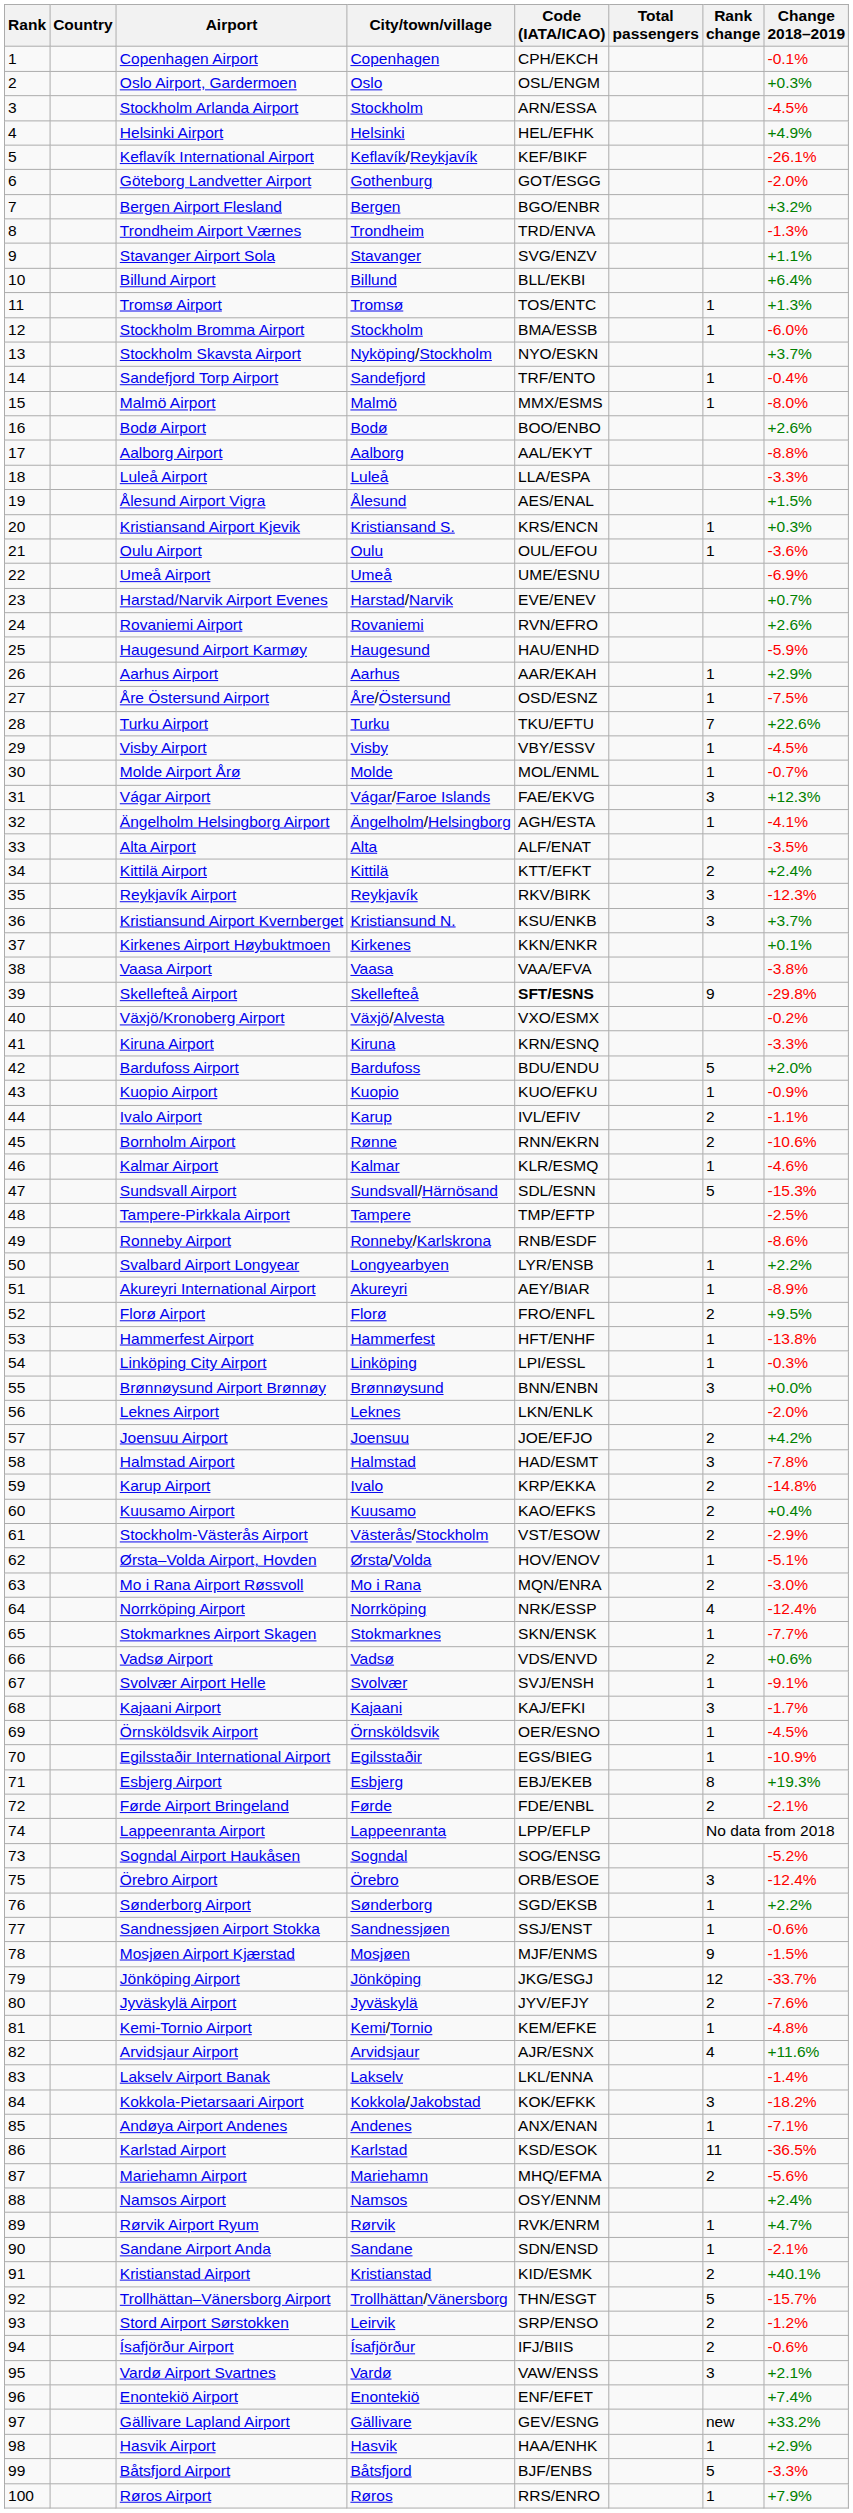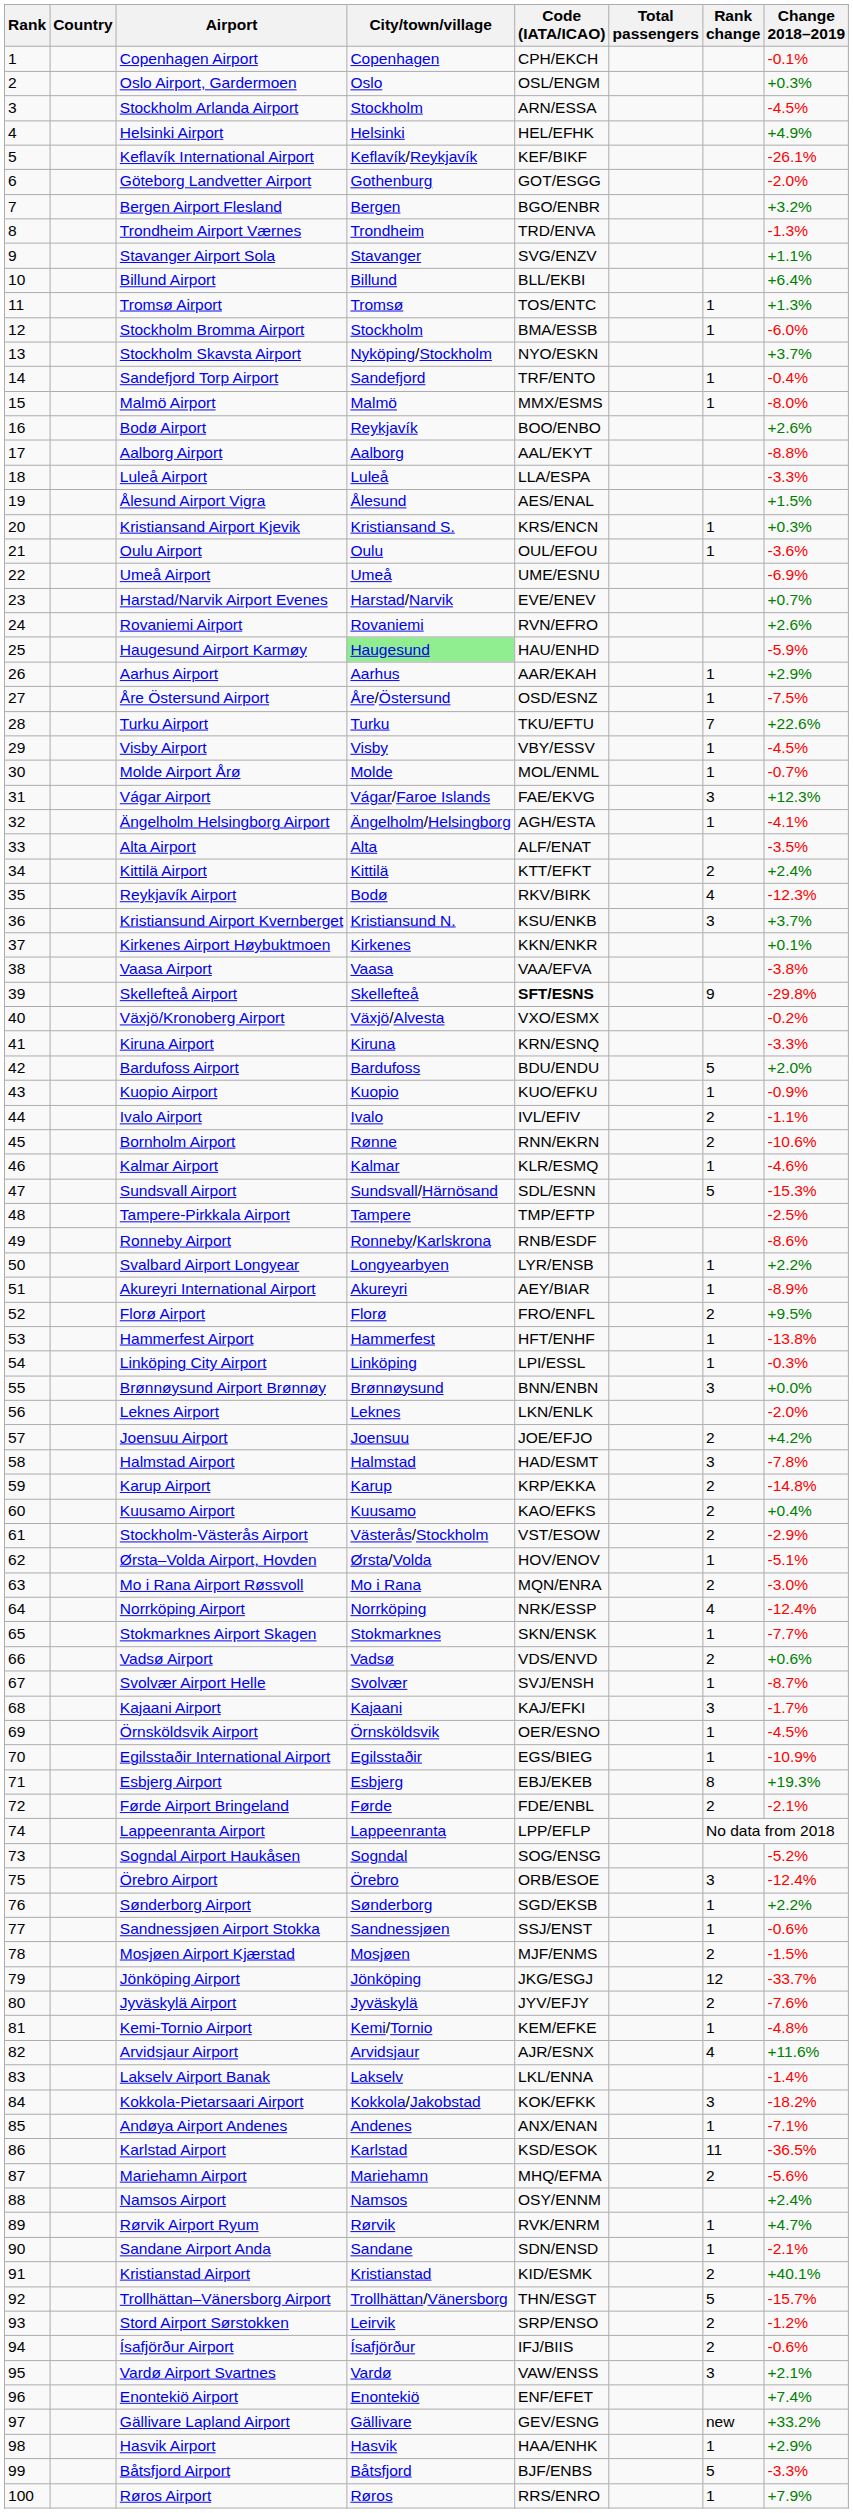(369, 428) Bodø -> (384, 428) Reykjavík
(390, 649) no background -> (390, 649) lightgreen background
(384, 895) Reykjavík -> (369, 895) Bodø
(710, 895) 3 -> (710, 895) 4
(371, 1117) Karup -> (367, 1117) Ivalo
(367, 1486) Ivalo -> (371, 1486) Karup
(788, 1683) -9.1% -> (788, 1683) -8.7%
(710, 1954) 9 -> (710, 1954) 2
